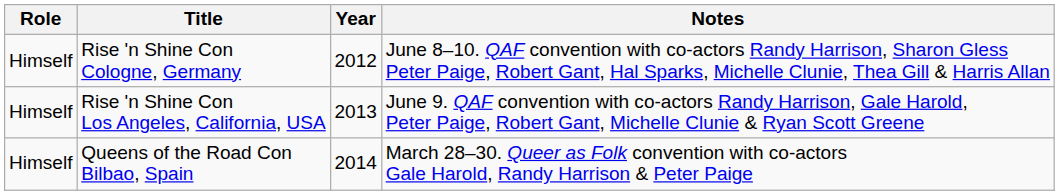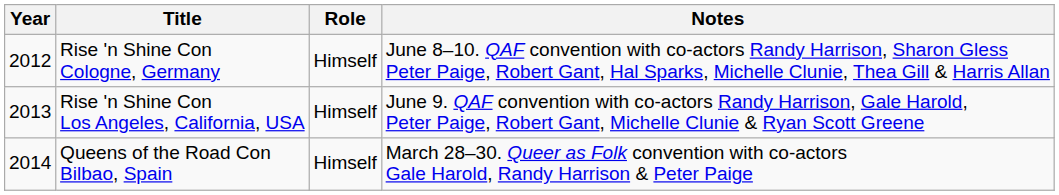columns swapped: (356, 19) <-> (41, 19)
